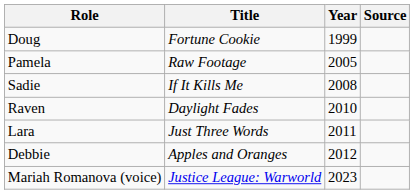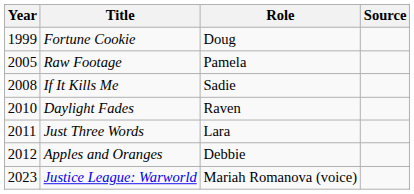columns swapped: (343, 16) <-> (85, 16)
